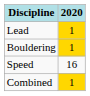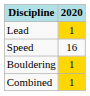rows swapped: (31, 47) <-> (20, 64)
